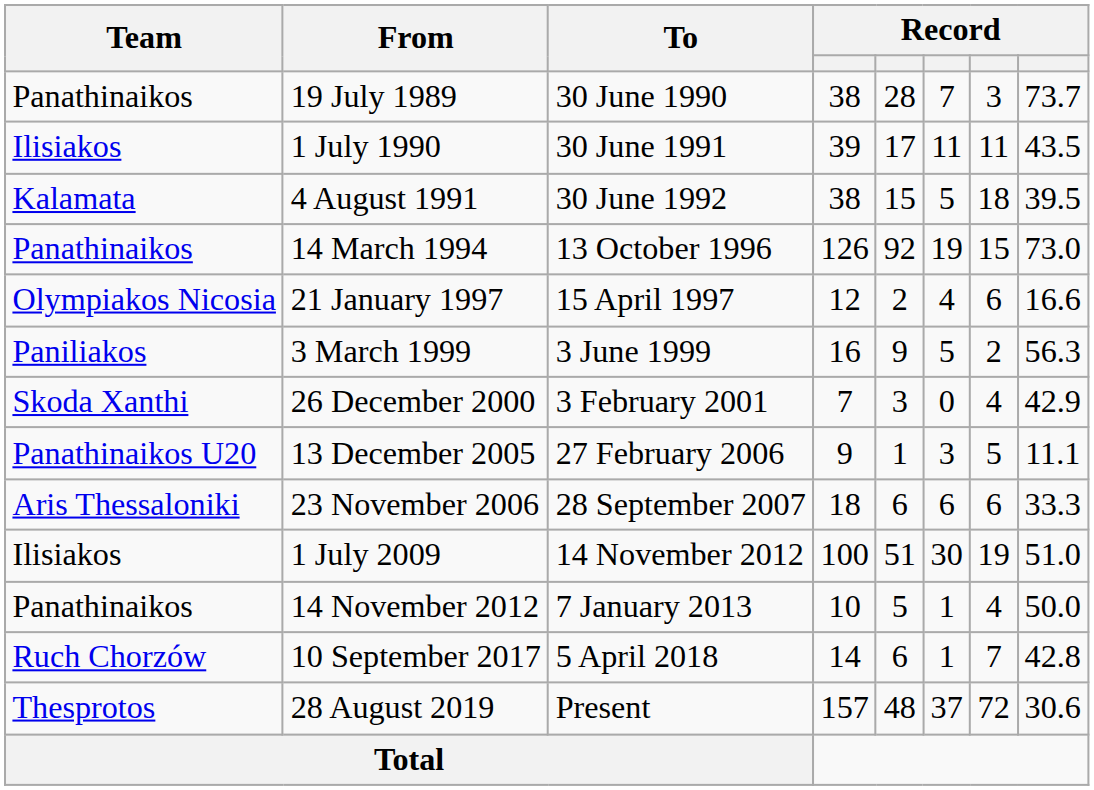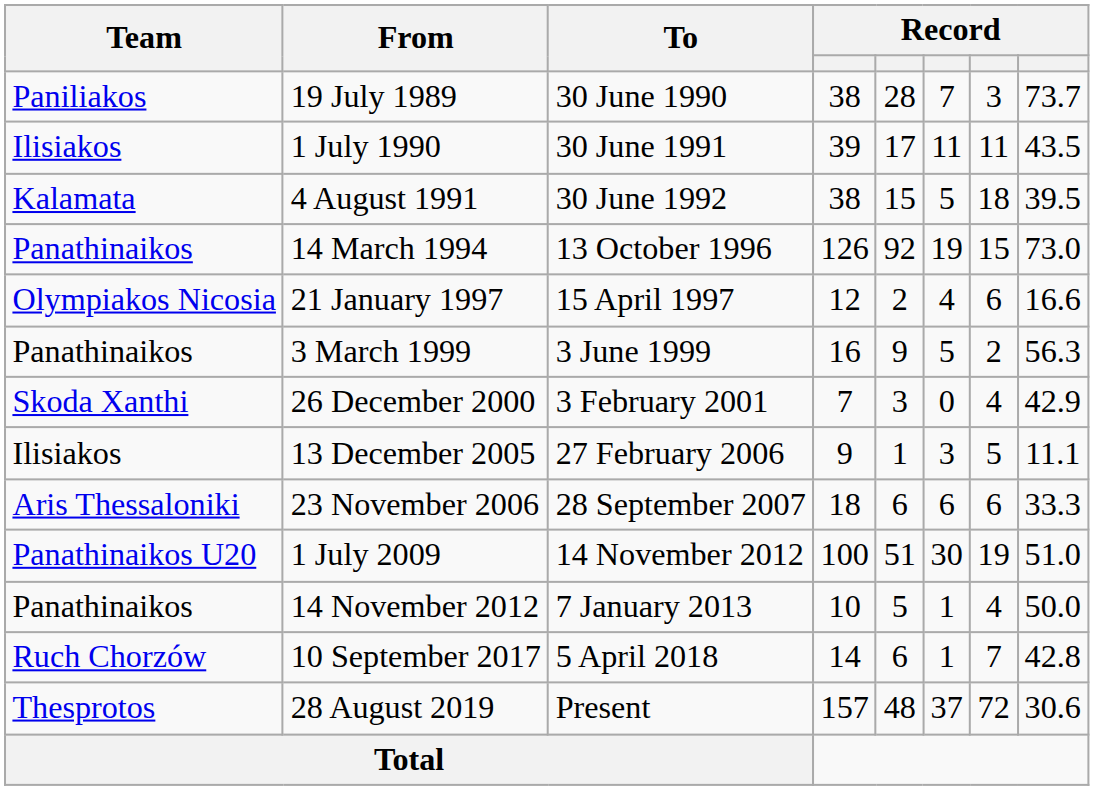(103, 95) Panathinaikos -> (79, 95) Paniliakos
(79, 350) Paniliakos -> (103, 350) Panathinaikos
(134, 452) Panathinaikos U20 -> (67, 452) Ilisiakos
(67, 554) Ilisiakos -> (134, 554) Panathinaikos U20
